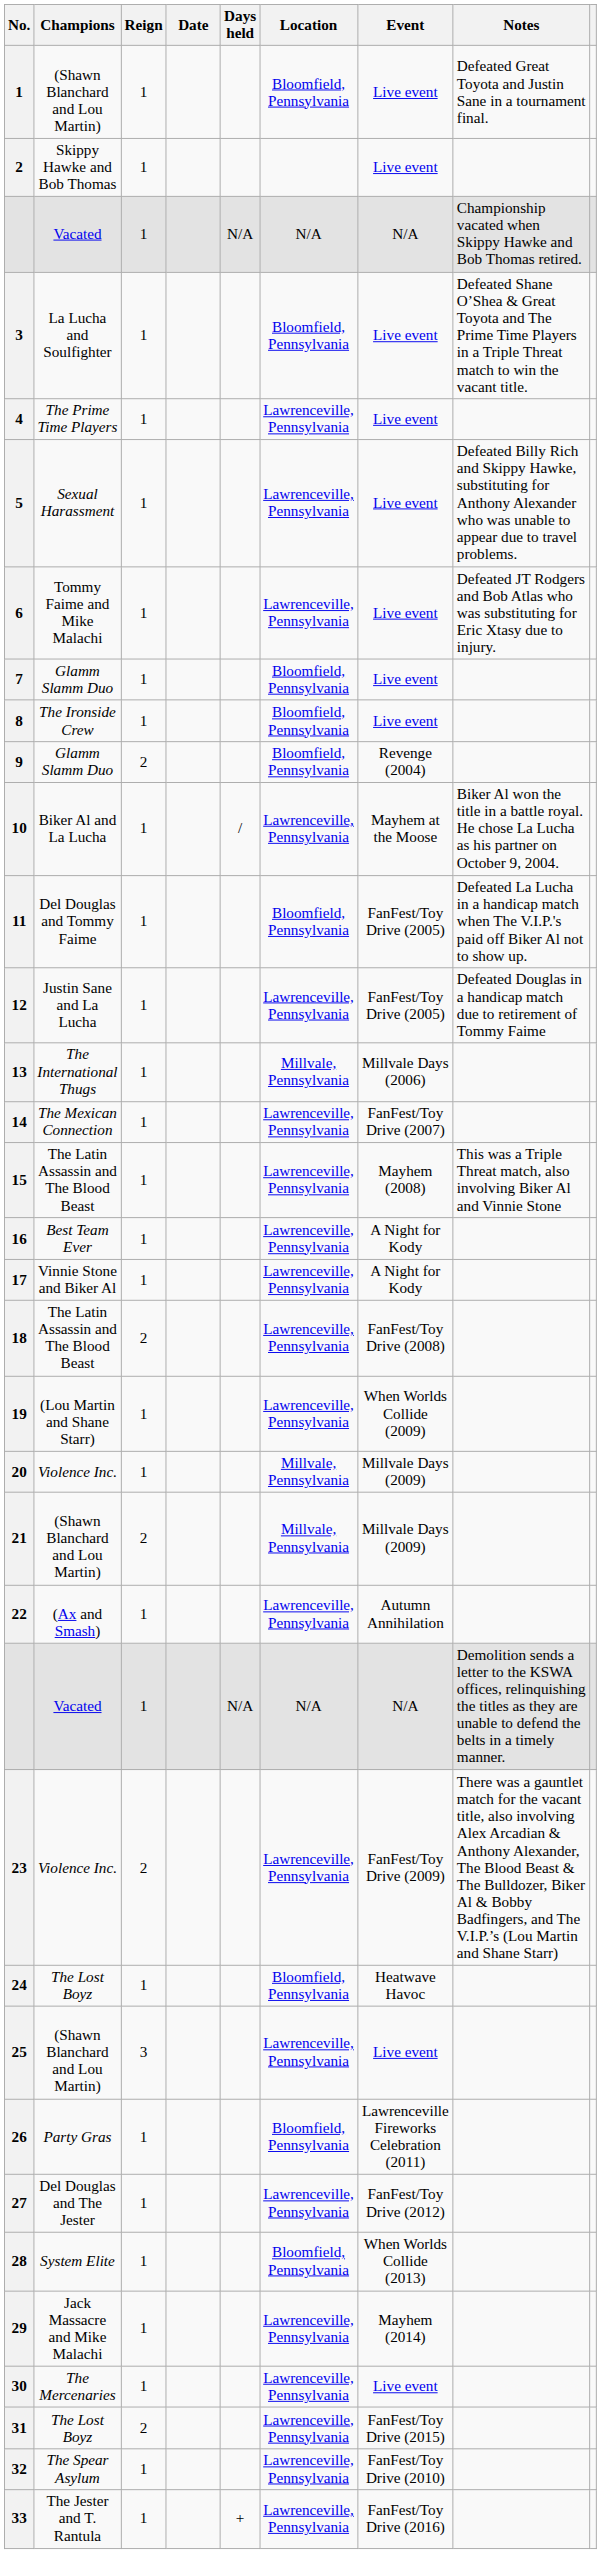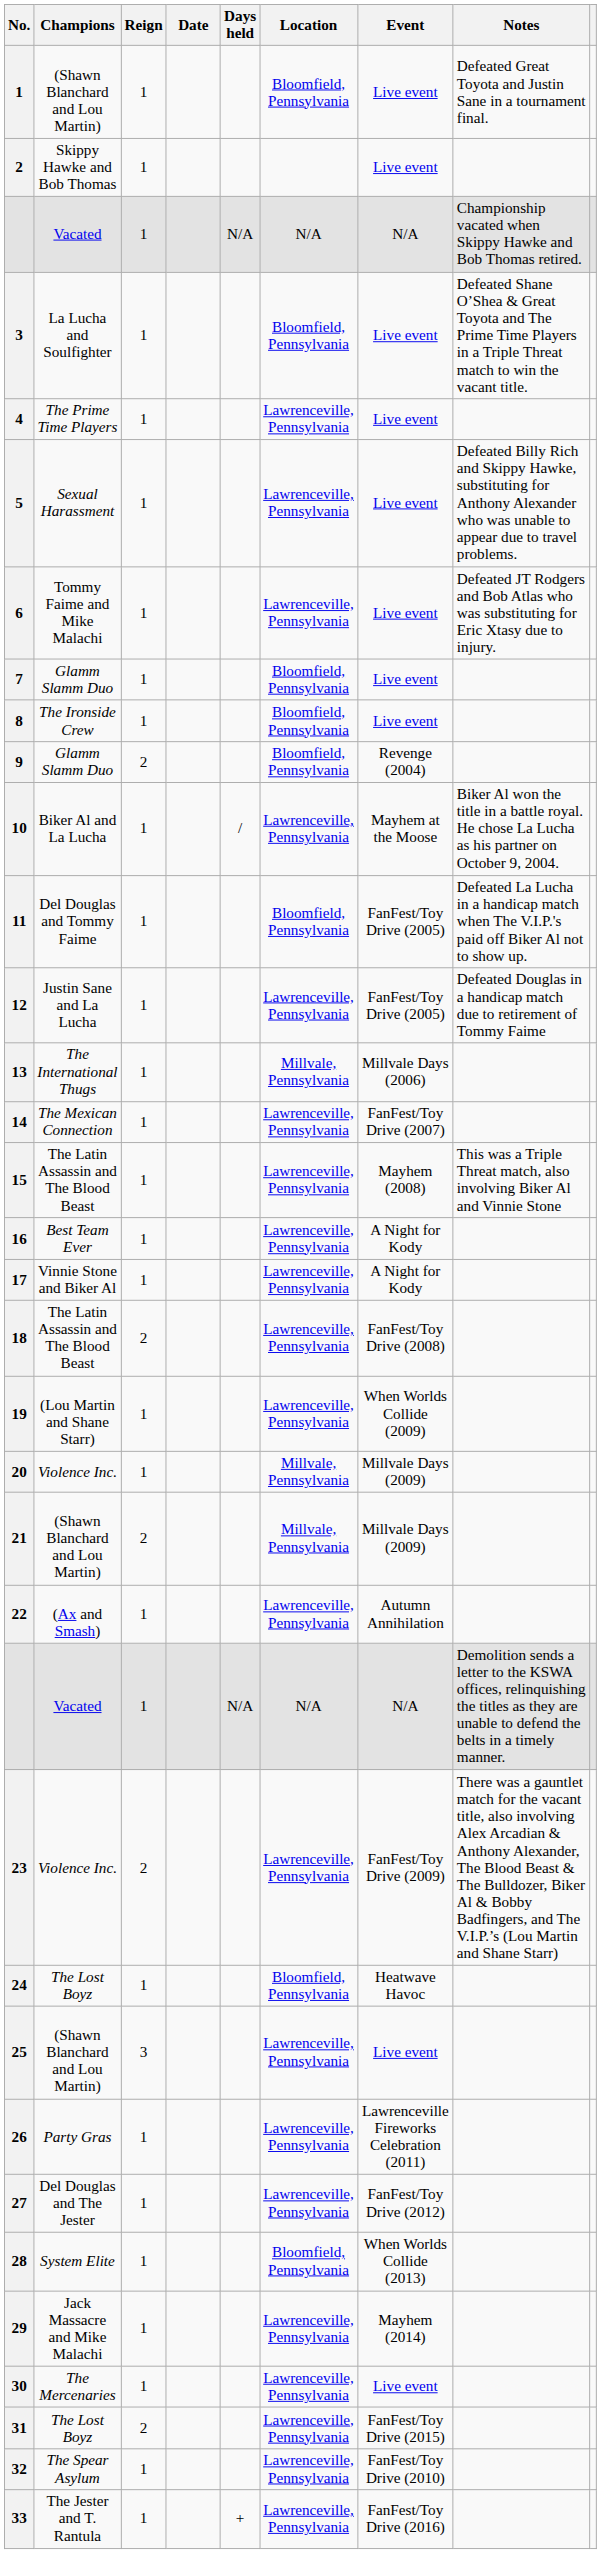(309, 2136) Bloomfield, Pennsylvania -> (309, 2136) Lawrenceville, Pennsylvania
